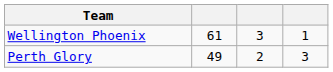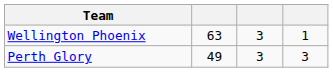(214, 36) 61 -> (214, 36) 63
(260, 56) 2 -> (260, 56) 3
